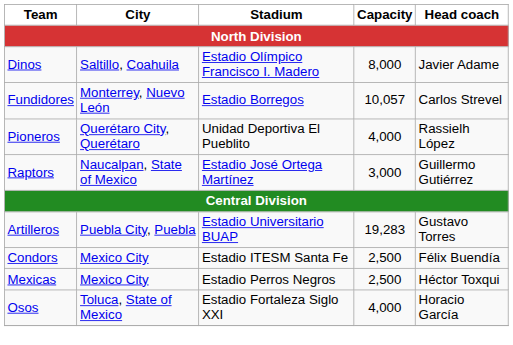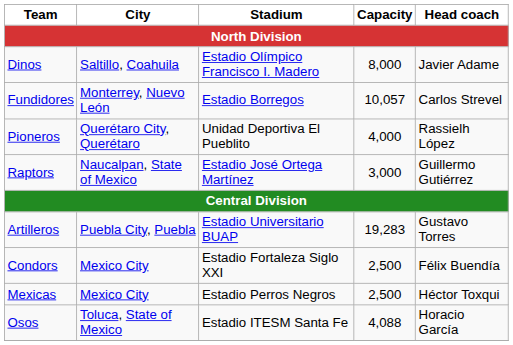(275, 258) Estadio ITESM Santa Fe -> (270, 265) Estadio Fortaleza Siglo XXI
(270, 307) Estadio Fortaleza Siglo XXI -> (275, 322) Estadio ITESM Santa Fe
(385, 307) 4,000 -> (385, 322) 4,088
